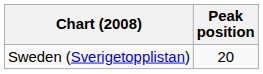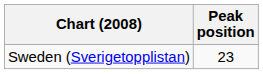(226, 56) 20 -> (226, 56) 23
